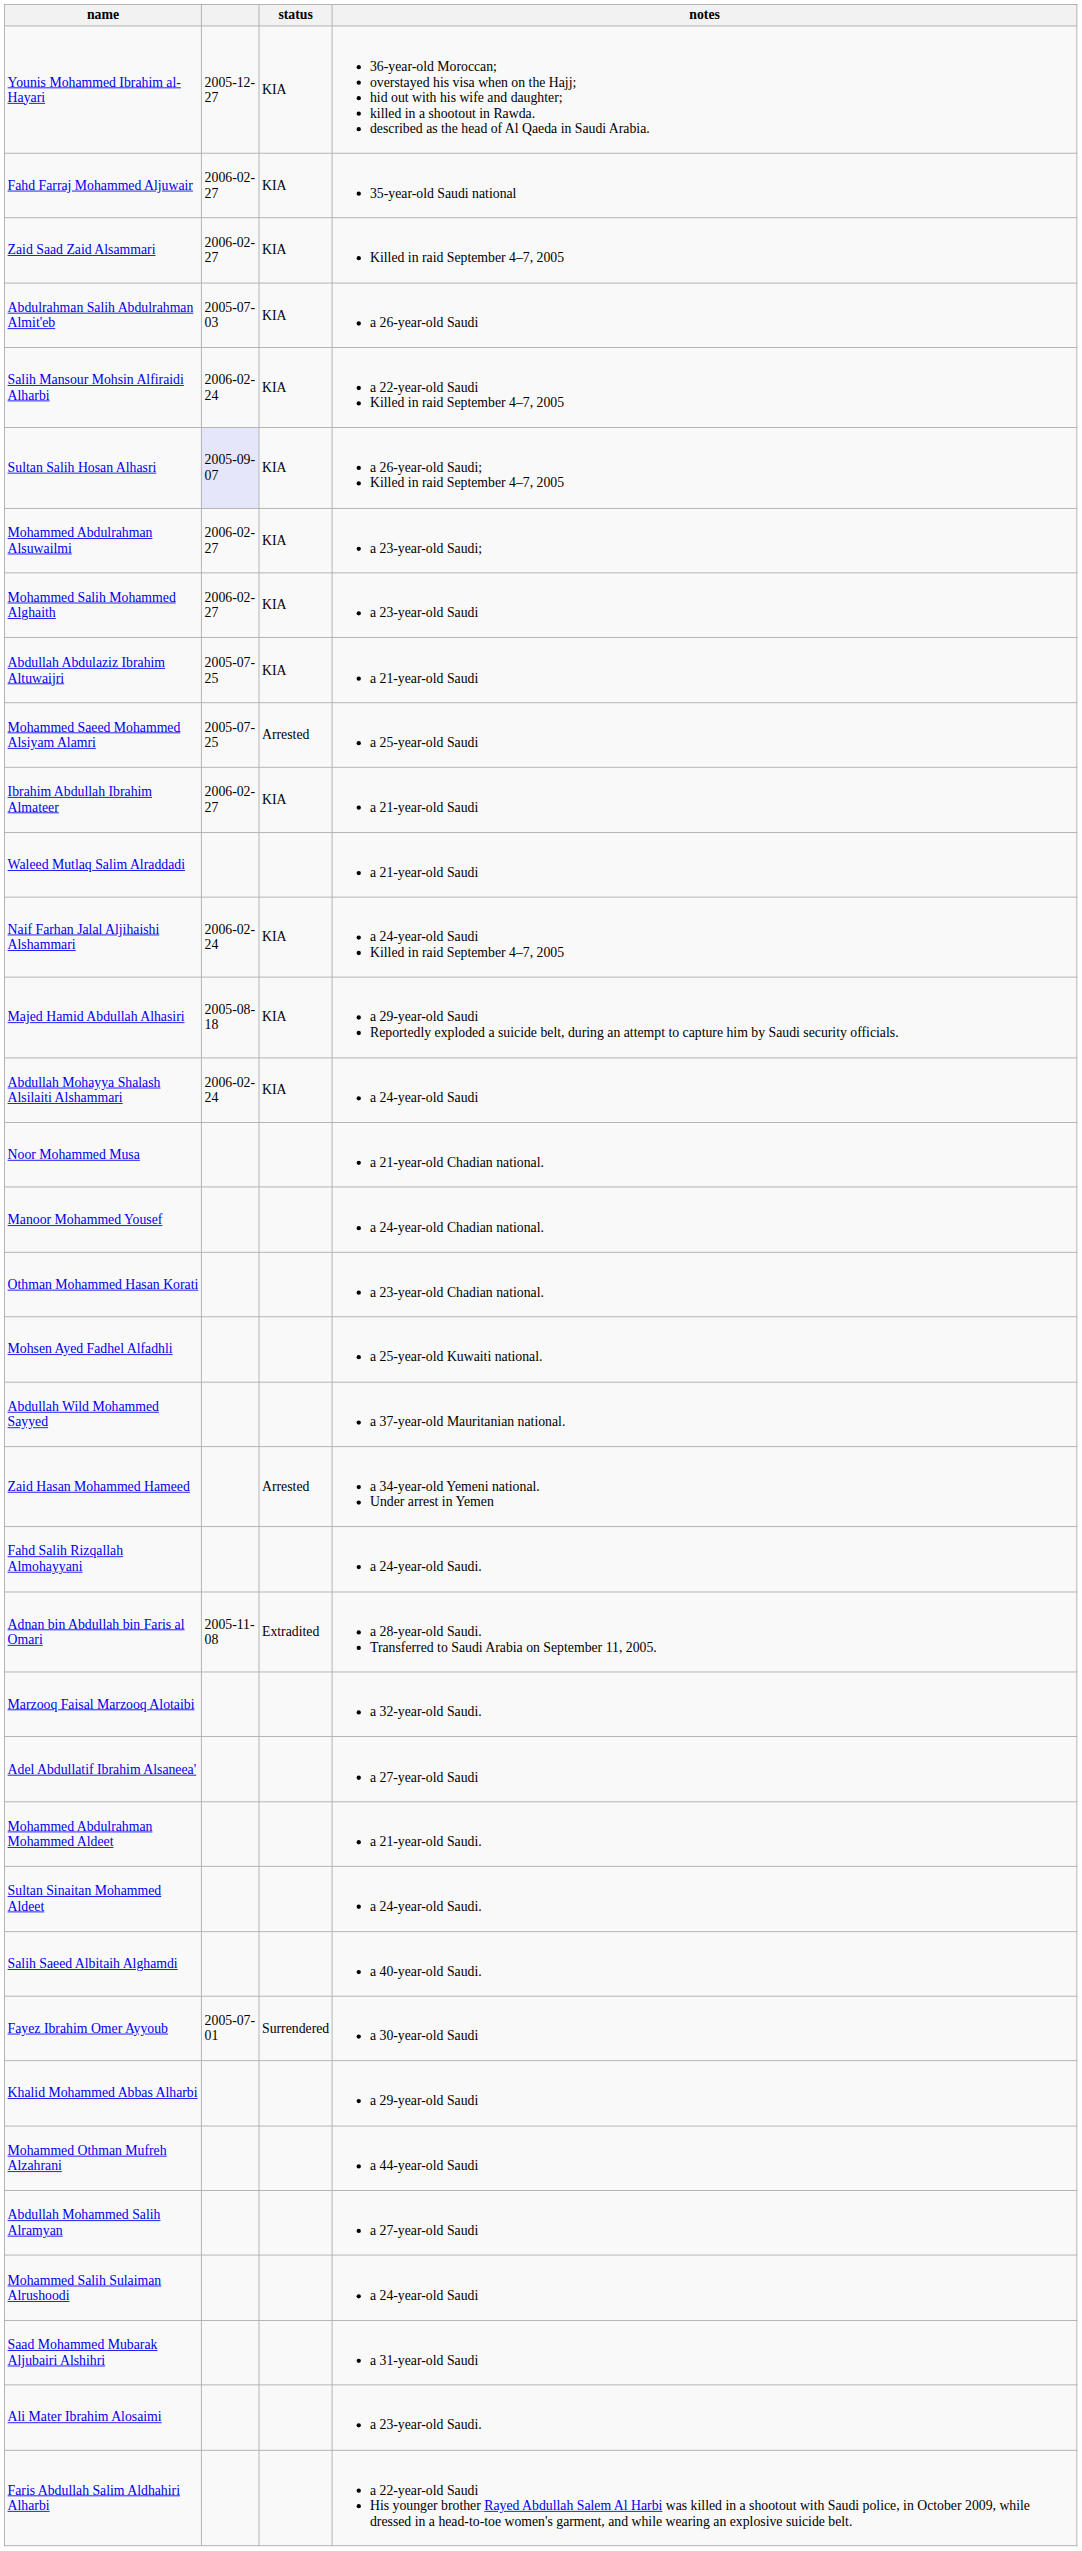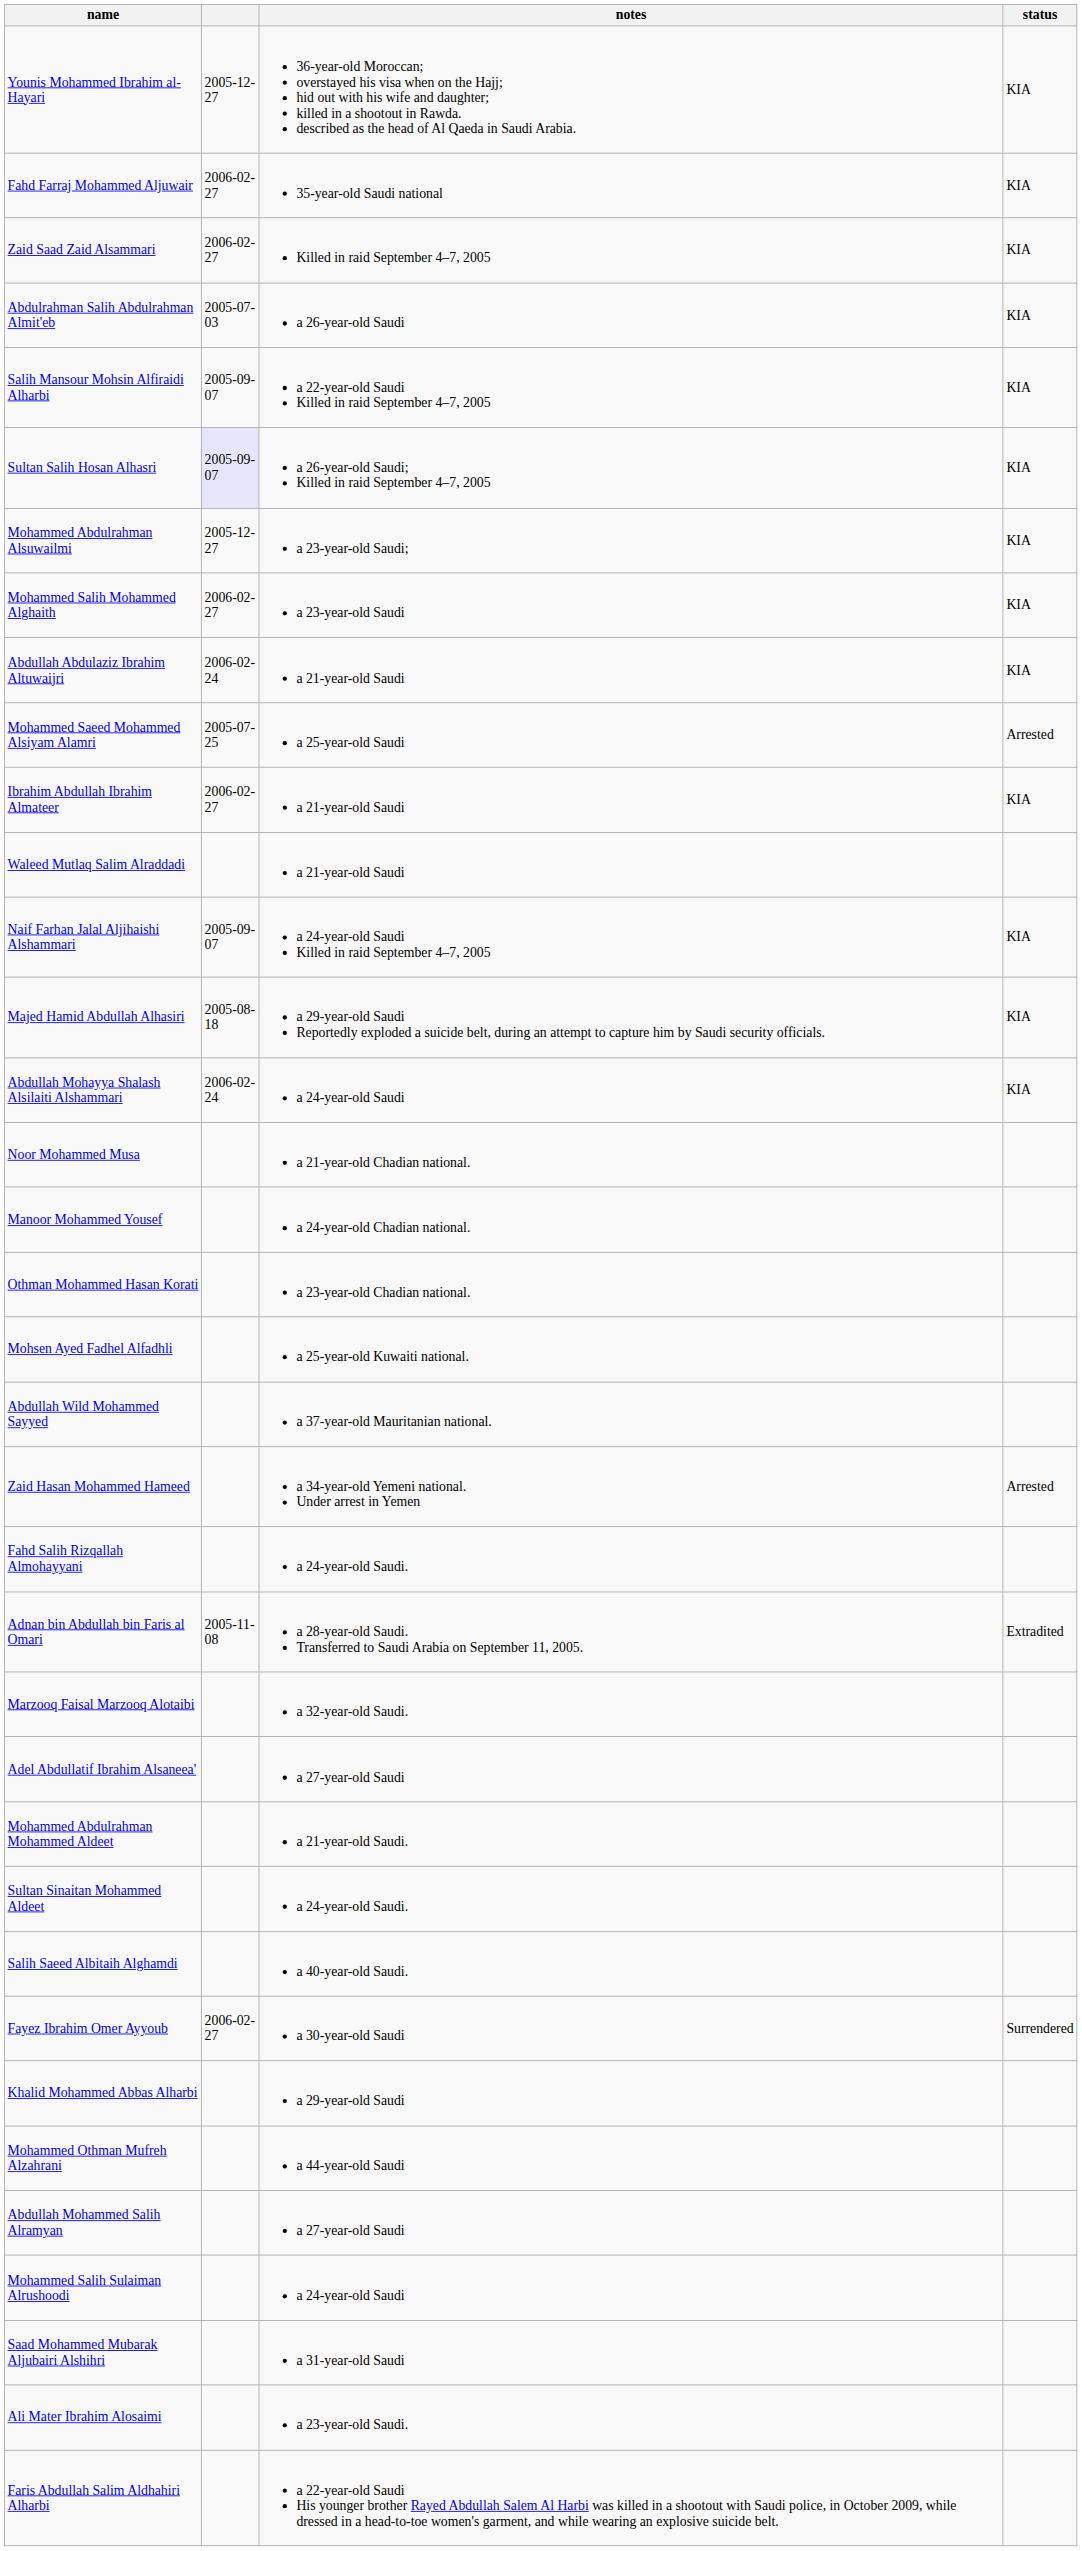columns swapped: (296, 15) <-> (705, 15)
(230, 387) 2006-02-24 -> (230, 387) 2005-09-07
(230, 540) 2006-02-27 -> (230, 540) 2005-12-27
(230, 670) 2005-07-25 -> (230, 670) 2006-02-24
(230, 937) 2006-02-24 -> (230, 937) 2005-09-07
(230, 2028) 2005-07-01 -> (230, 2028) 2006-02-27
